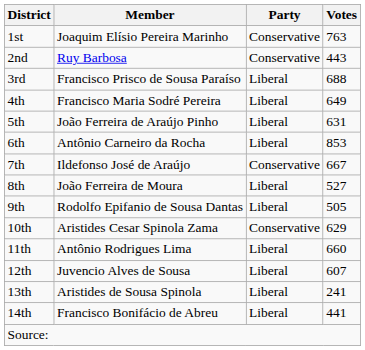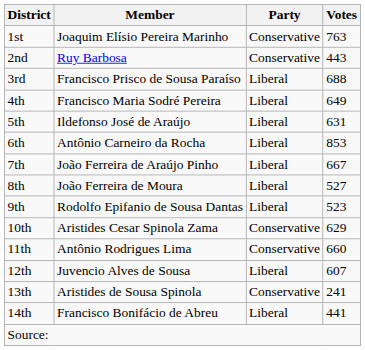(138, 121) João Ferreira de Araújo Pinho -> (124, 121) Ildefonso José de Araújo
(124, 164) Ildefonso José de Araújo -> (138, 164) João Ferreira de Araújo Pinho
(285, 164) Conservative -> (268, 164) Liberal
(336, 206) 505 -> (336, 206) 523
(268, 249) Liberal -> (285, 249) Conservative
(268, 292) Liberal -> (285, 292) Conservative
